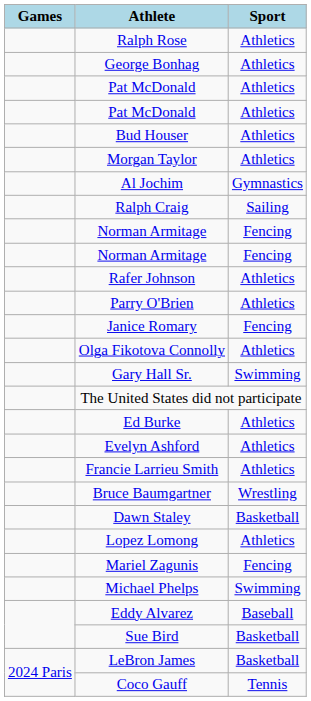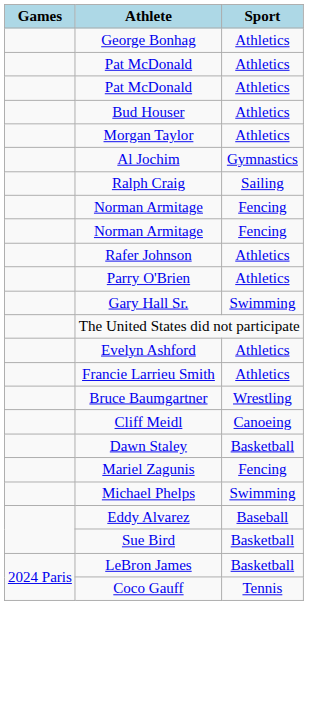- row: (152, 40)
- row: (152, 326)
- row: (152, 350)
- row: (152, 421)
+ row: (148, 421)
- row: (152, 541)
